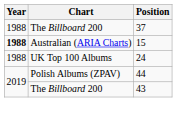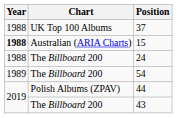(66, 27) The Billboard 200 -> (71, 27) UK Top 100 Albums
(71, 58) UK Top 100 Albums -> (66, 58) The Billboard 200
+ row: (141, 74)
